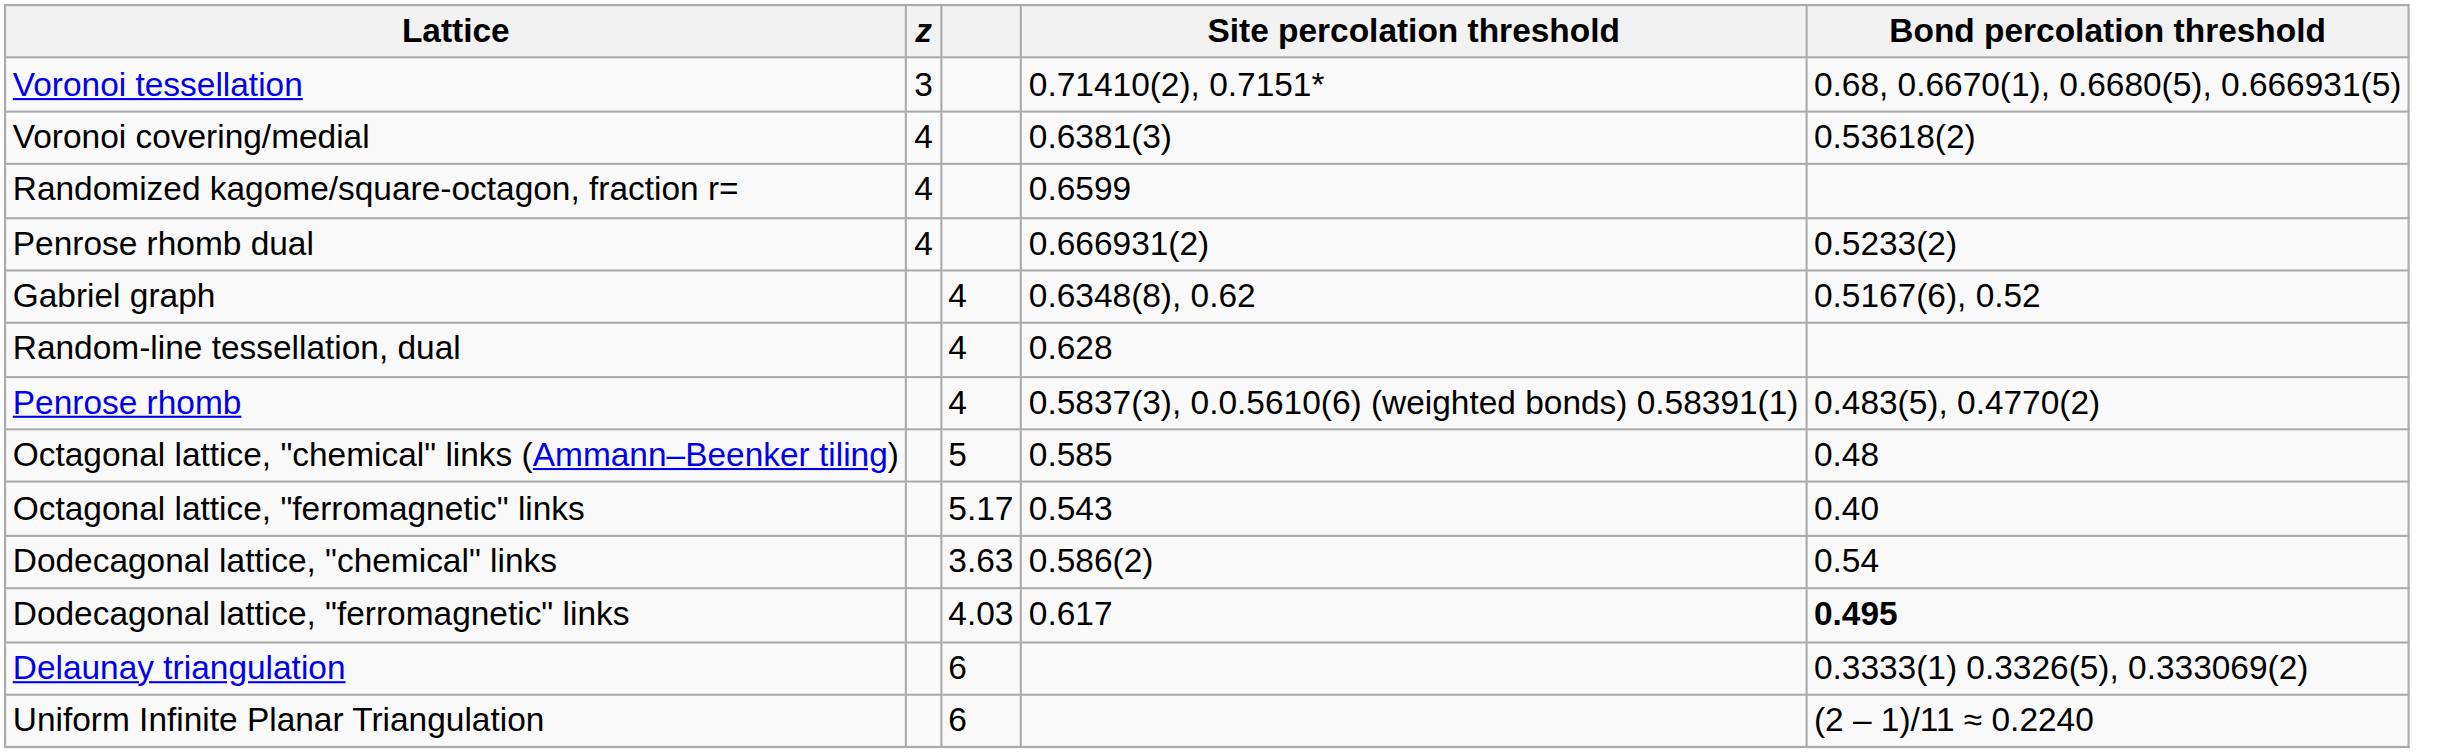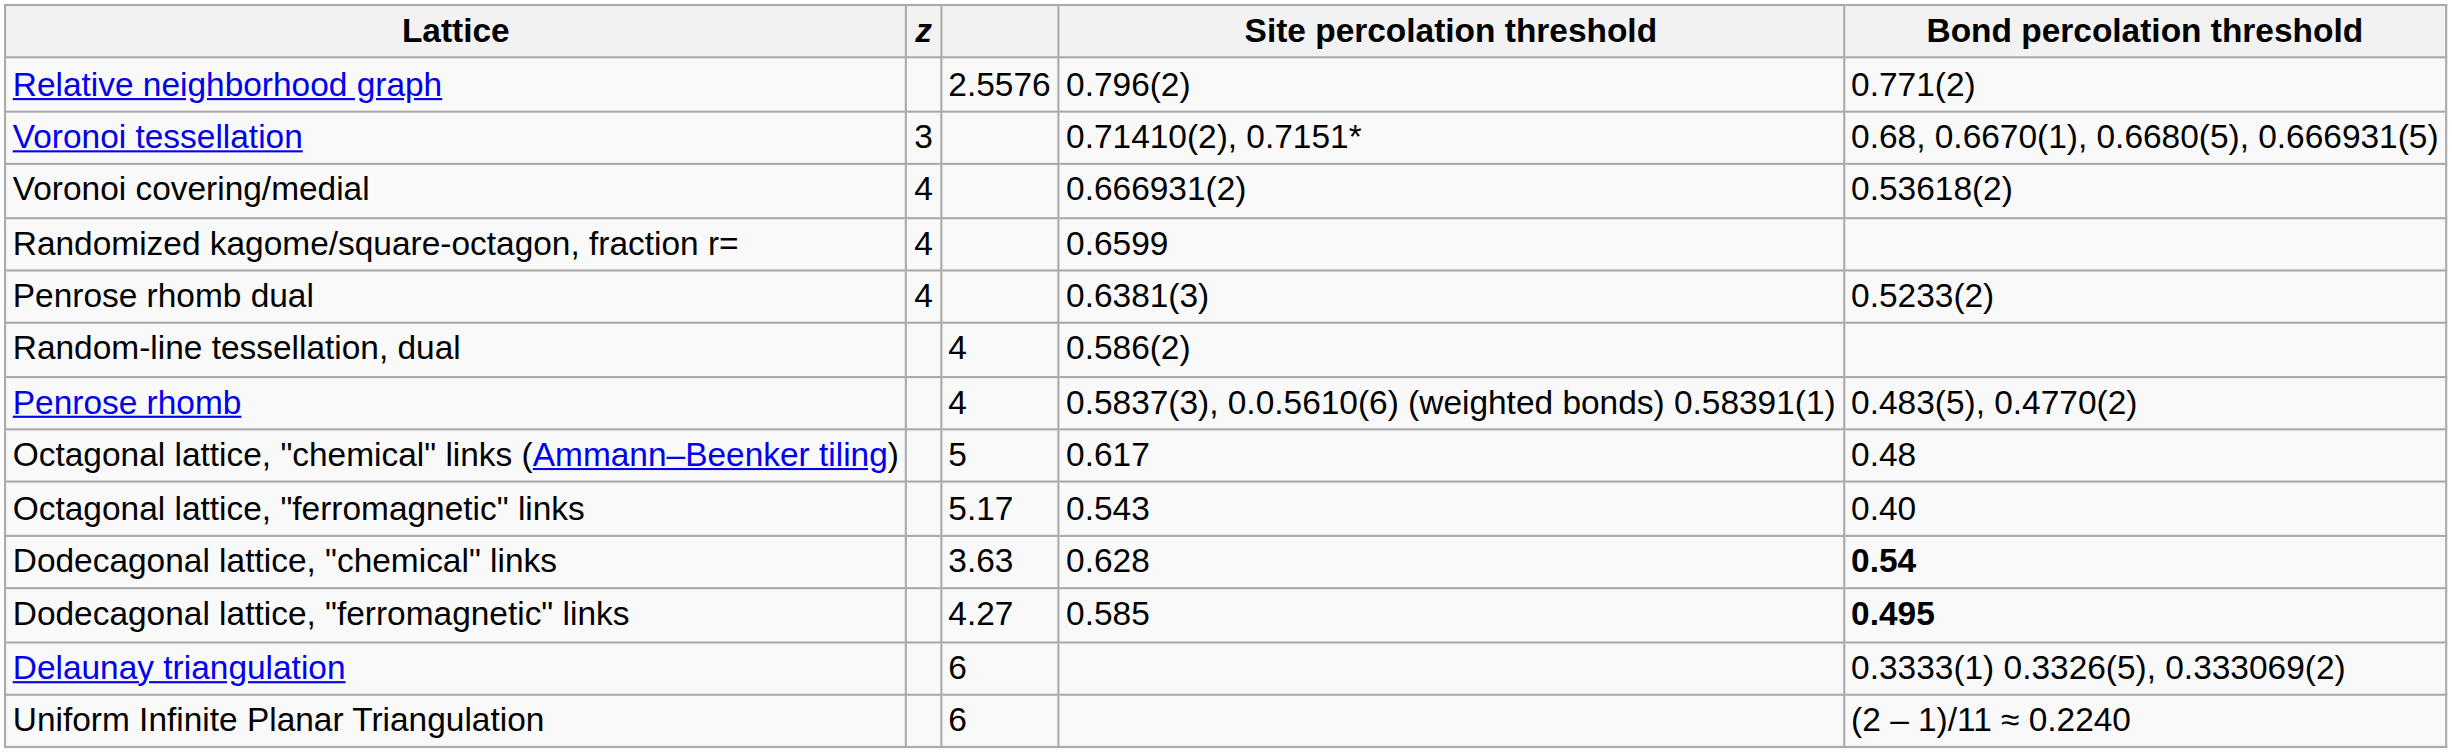+ row: (227, 84)
(1100, 137) 0.6381(3) -> (1156, 190) 0.666931(2)
(1119, 243) 0.666931(2) -> (1138, 296) 0.6381(3)
- row: (114, 296)
(1071, 349) 0.628 -> (1128, 349) 0.586(2)
(1071, 455) 0.585 -> (1108, 455) 0.617
(1091, 561) 0.586(2) -> (1108, 561) 0.628
(1846, 561) normal -> (1884, 561) bold
(981, 614) 4.03 -> (981, 614) 4.27
(1071, 614) 0.617 -> (1108, 614) 0.585
